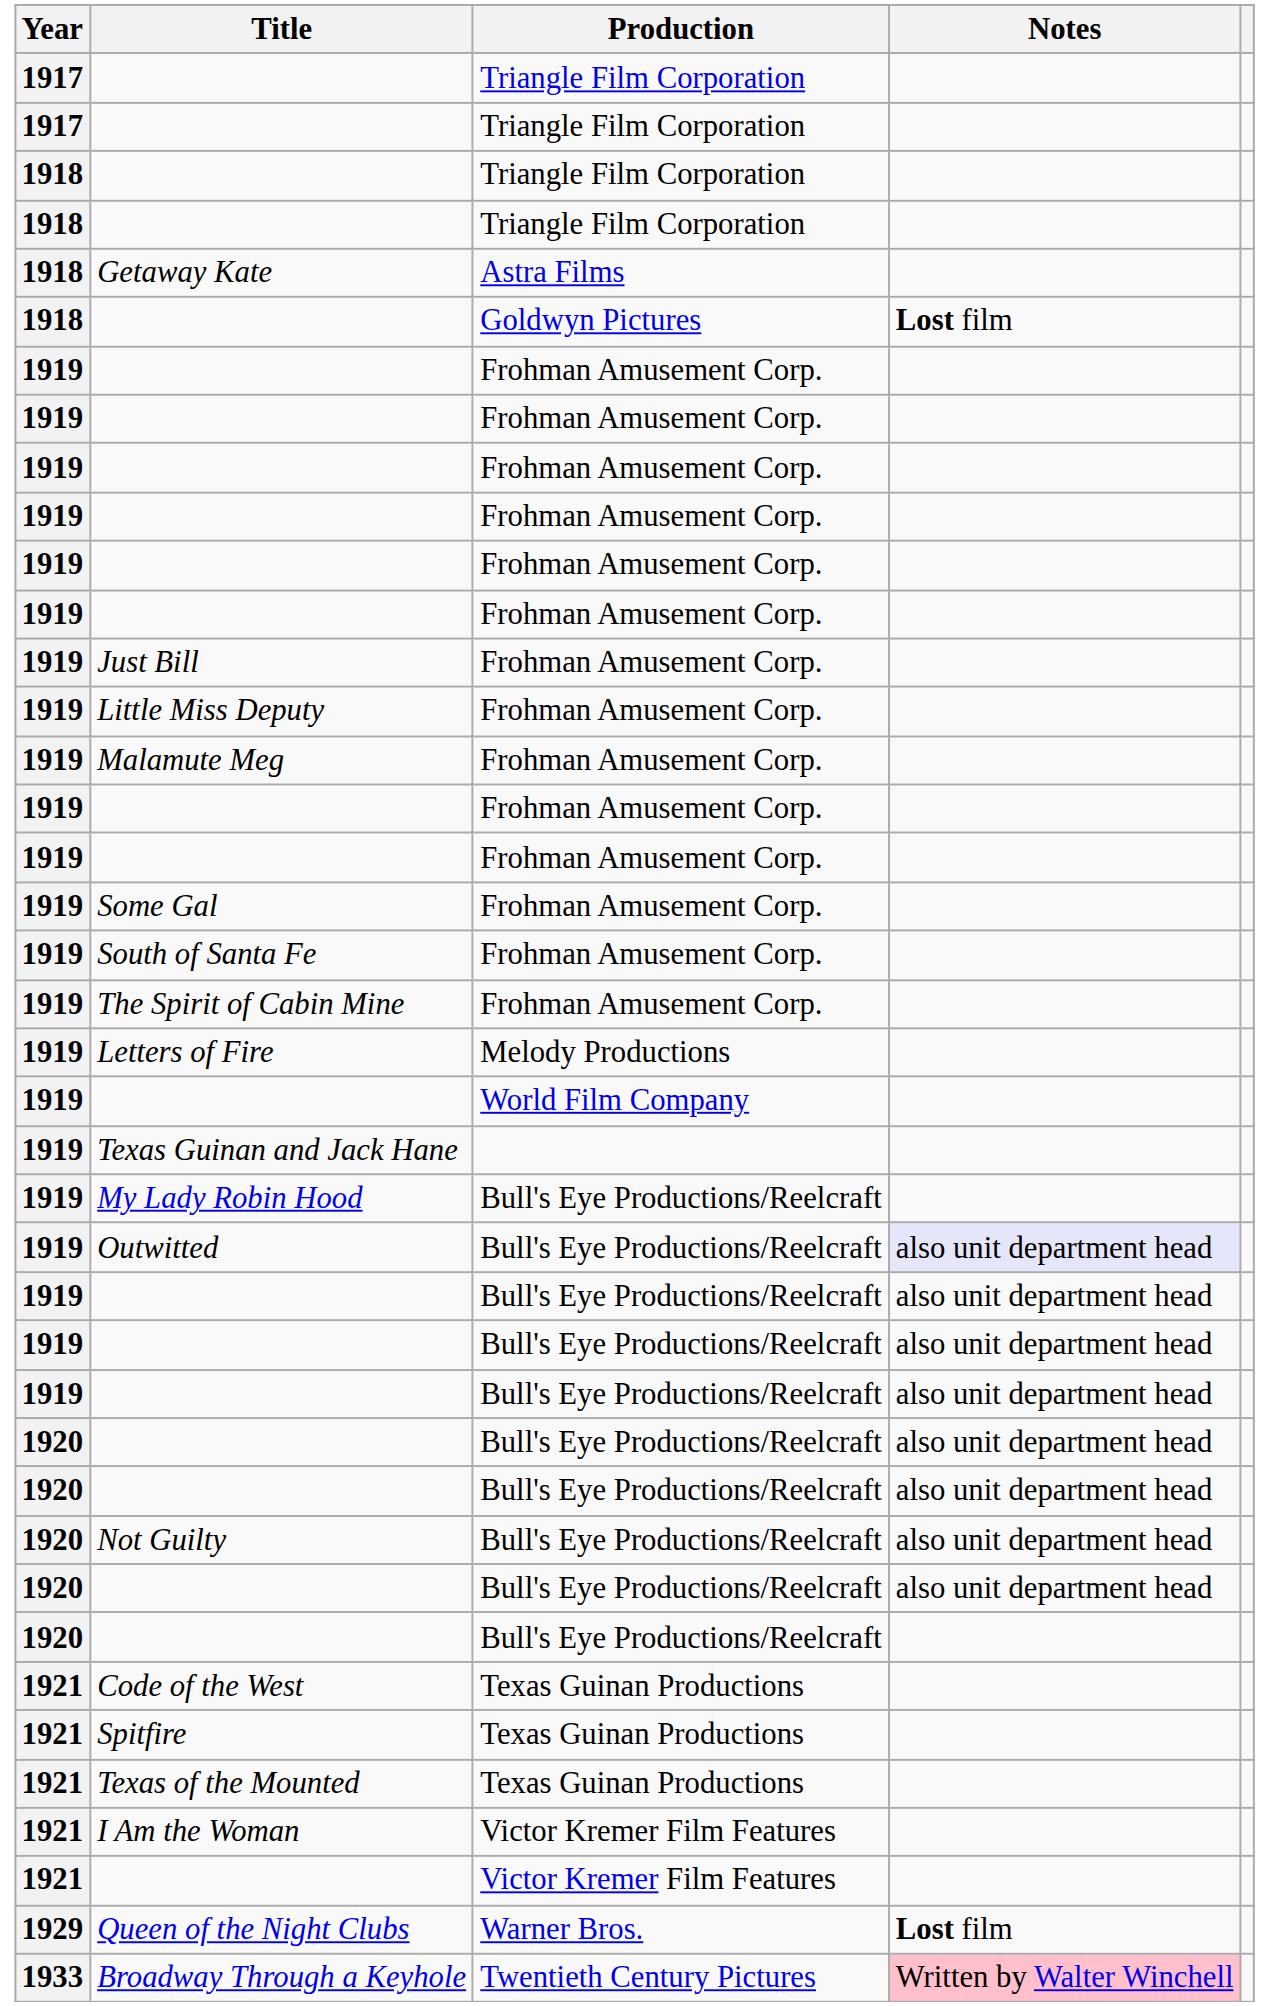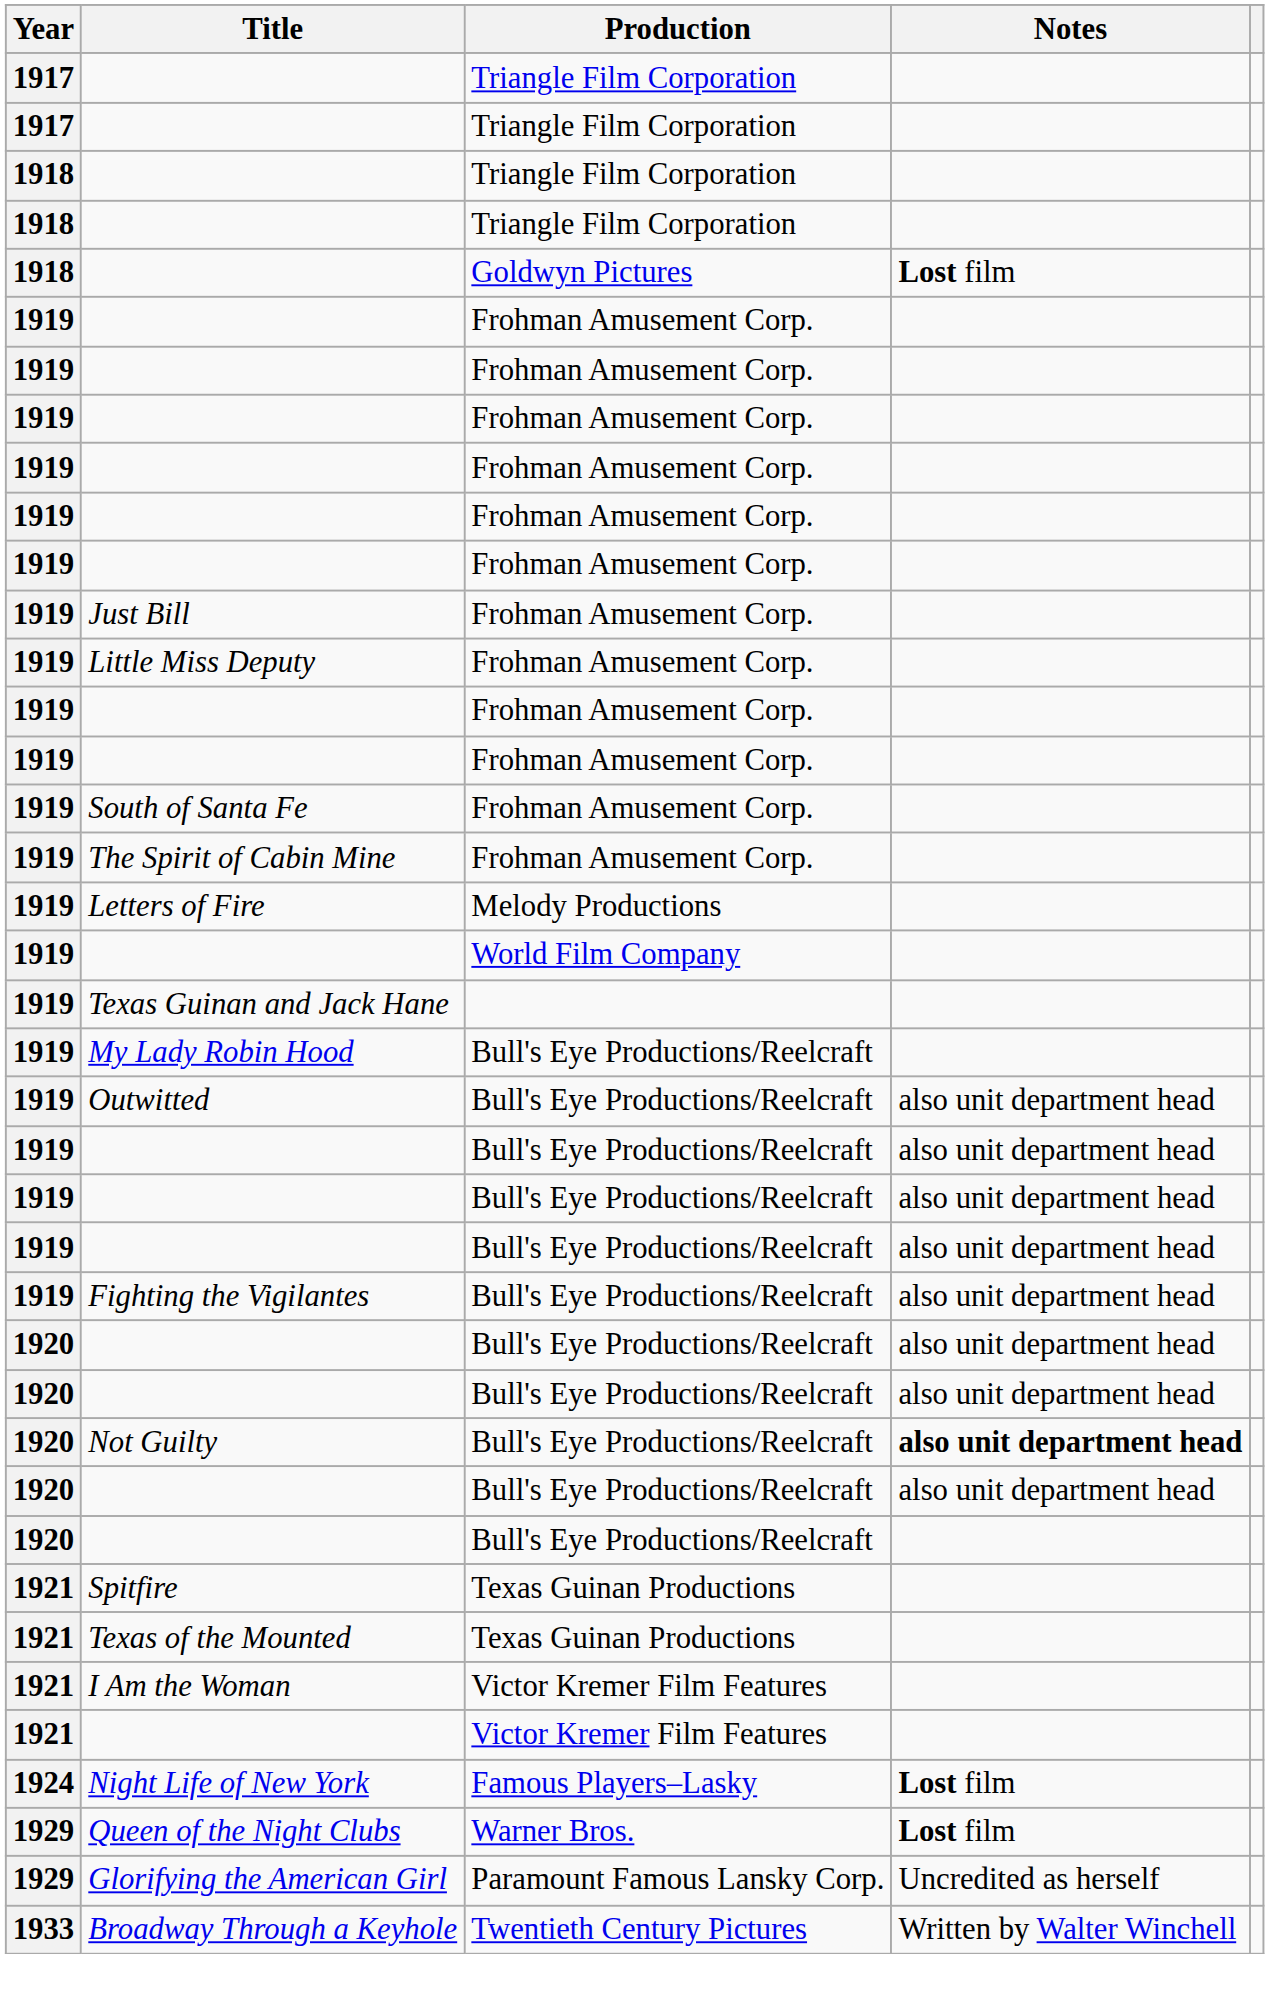- row: (185, 272)
- row: (191, 759)
- row: (157, 905)
(1054, 1246) lavender background -> (1057, 1100) no background
+ row: (229, 1295)
(1054, 1539) normal -> (1070, 1441) bold
- row: (200, 1685)
+ row: (229, 1782)
+ row: (268, 1880)
(1065, 1977) pink background -> (1067, 1928) no background
